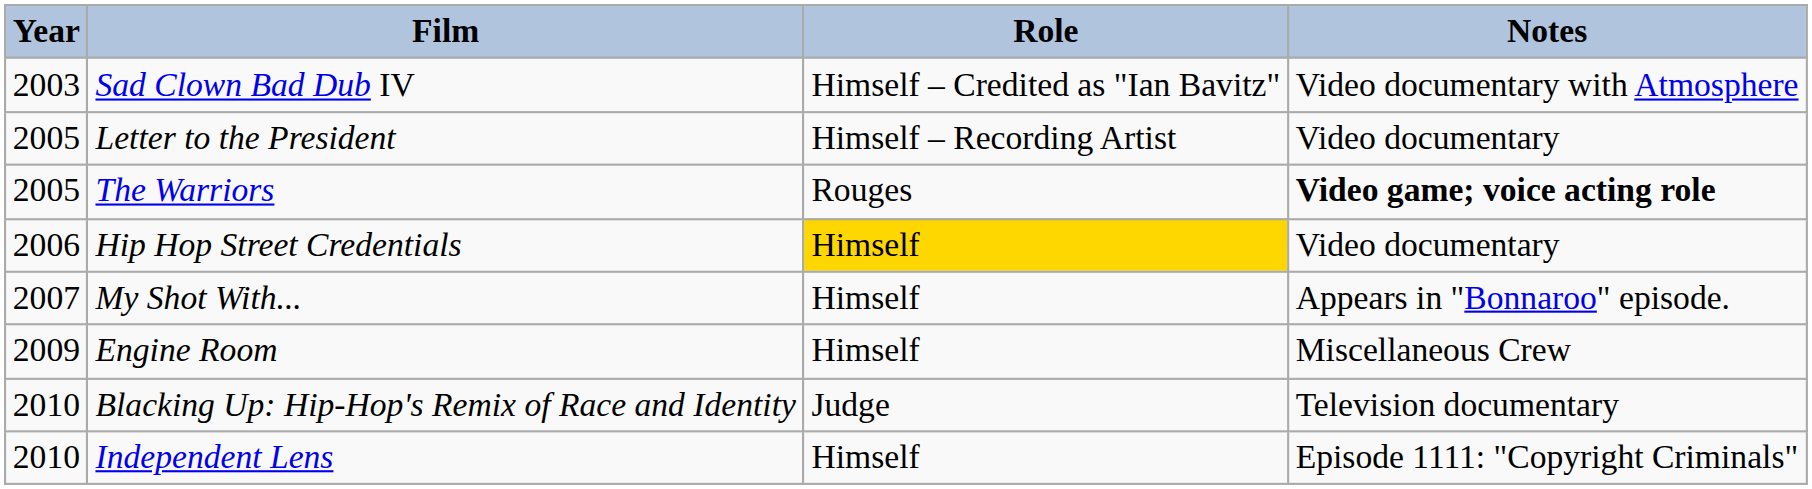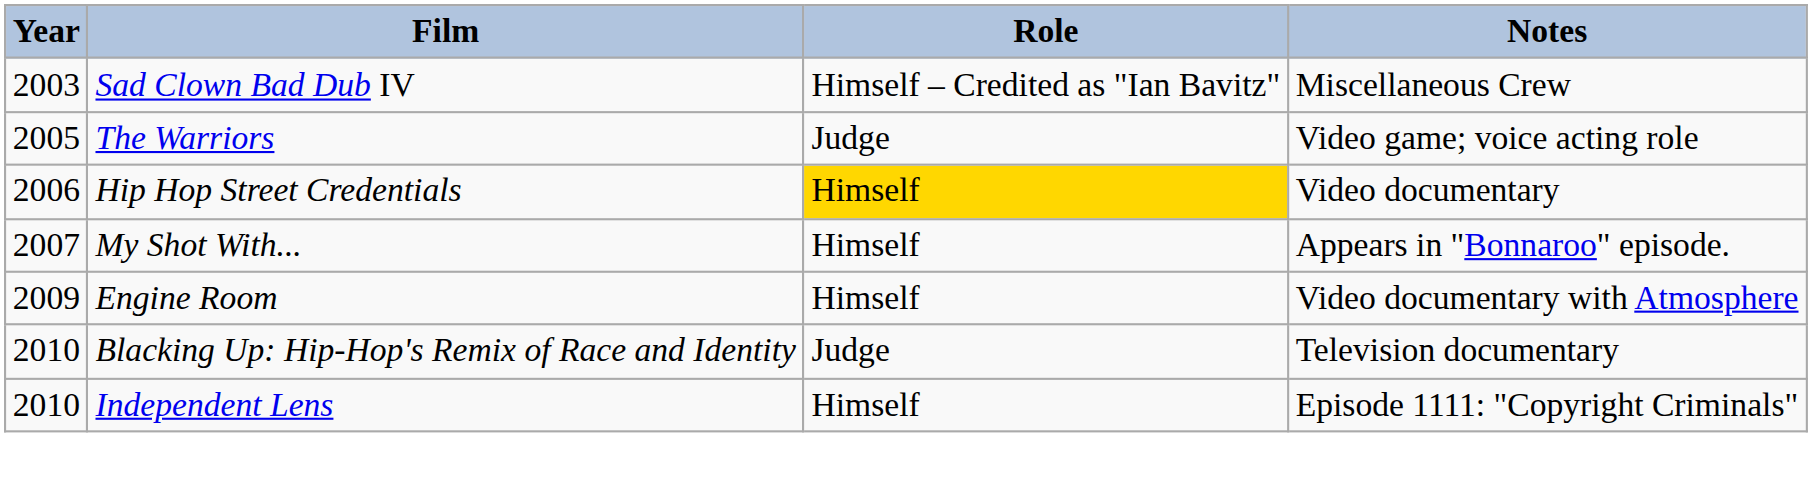(1547, 84) Video documentary with Atmosphere -> (1433, 84) Miscellaneous Crew
- row: (246, 137)
(862, 191) Rouges -> (851, 137) Judge
(1506, 191) bold -> (1497, 137) normal
(1433, 350) Miscellaneous Crew -> (1547, 297) Video documentary with Atmosphere
